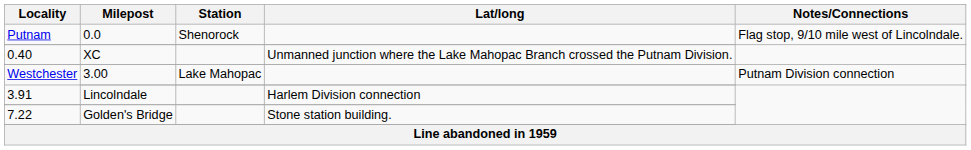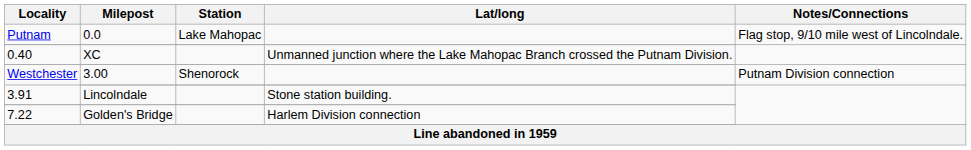(209, 34) Shenorock -> (220, 34) Lake Mahopac
(220, 74) Lake Mahopac -> (209, 74) Shenorock
(344, 94) Harlem Division connection -> (329, 94) Stone station building.
(329, 114) Stone station building. -> (344, 114) Harlem Division connection
